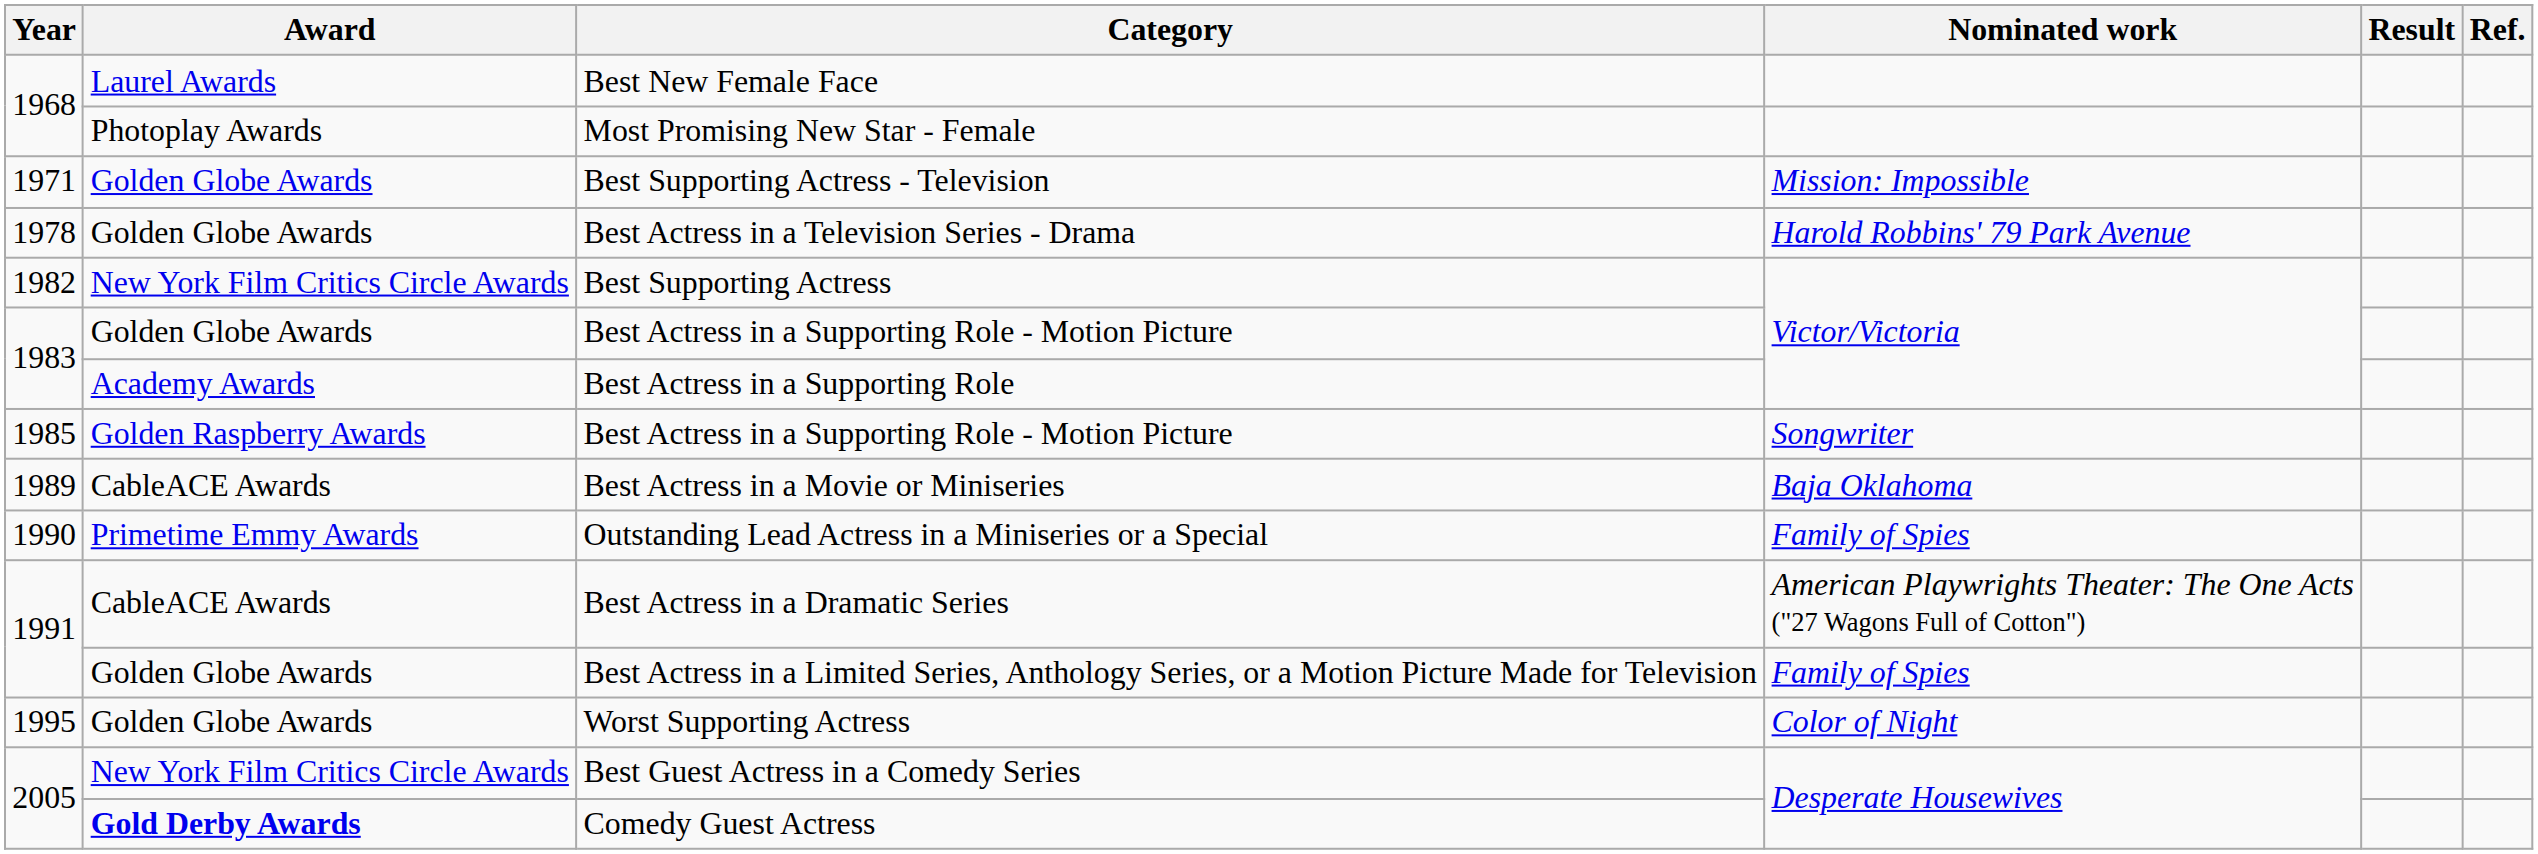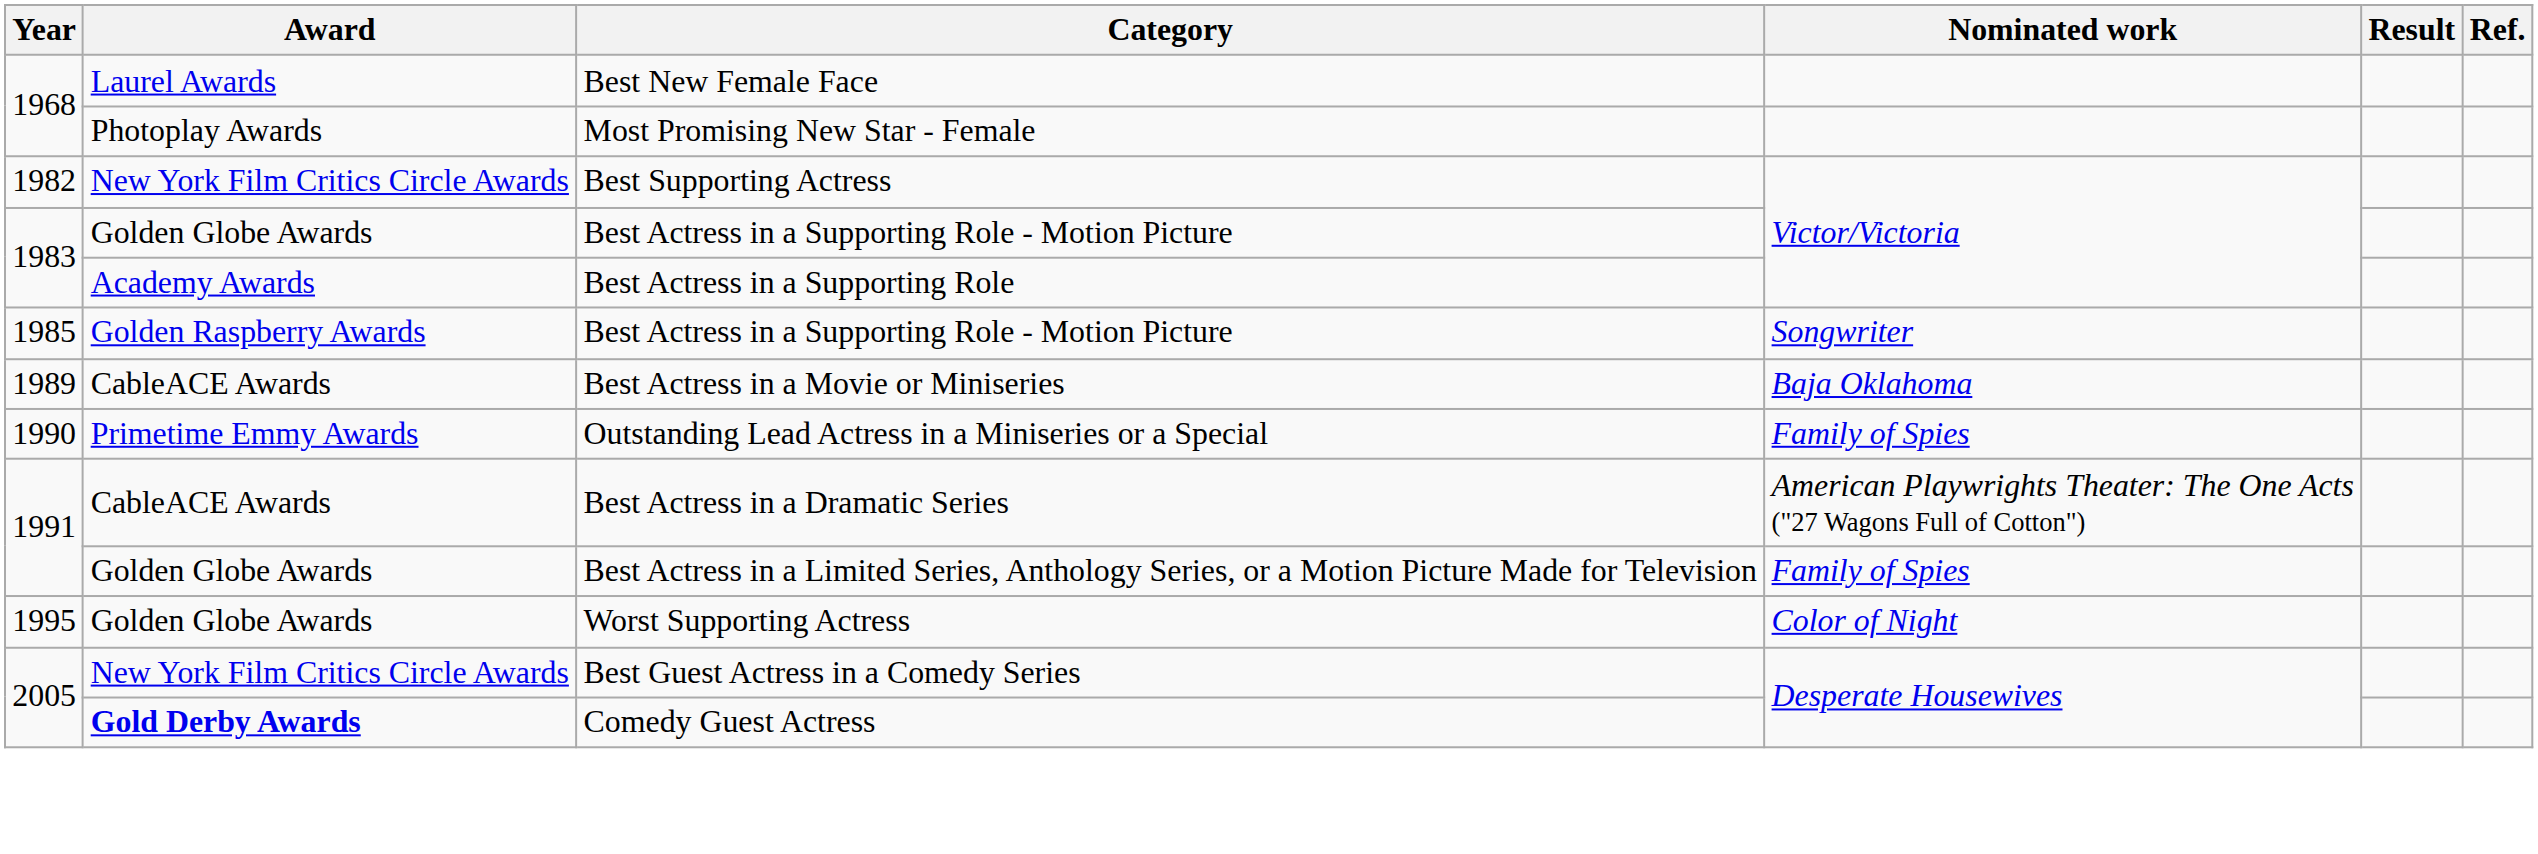- row: (44, 181)
- row: (44, 231)
